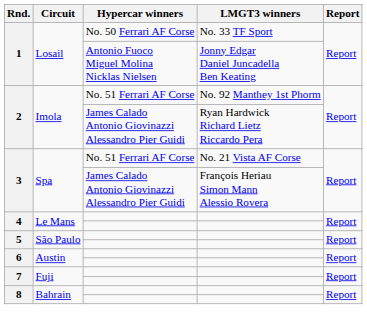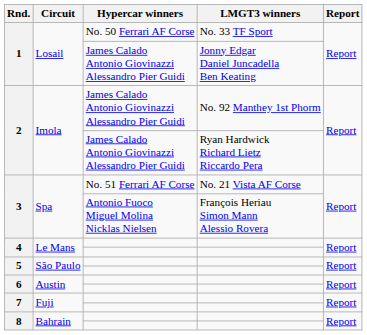(121, 63) Antonio Fuoco Miguel Molina Nicklas Nielsen -> (135, 63) James Calado Antonio Giovinazzi Alessandro Pier Guidi
(140, 94) No. 51 Ferrari AF Corse -> (135, 107) James Calado Antonio Giovinazzi Alessandro Pier Guidi
(135, 189) James Calado Antonio Giovinazzi Alessandro Pier Guidi -> (121, 215) Antonio Fuoco Miguel Molina Nicklas Nielsen
